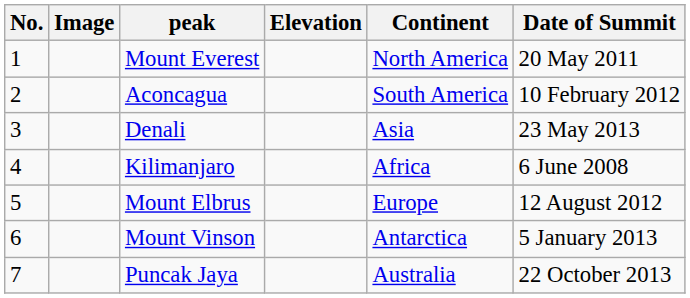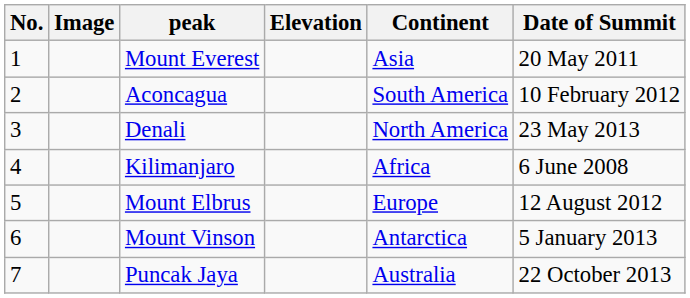(440, 58) North America -> (393, 58) Asia
(393, 130) Asia -> (440, 130) North America
